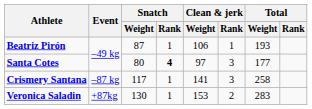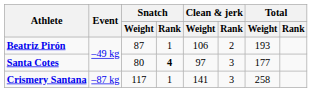(232, 46) 1 -> (232, 46) 2
- row: (44, 96)
